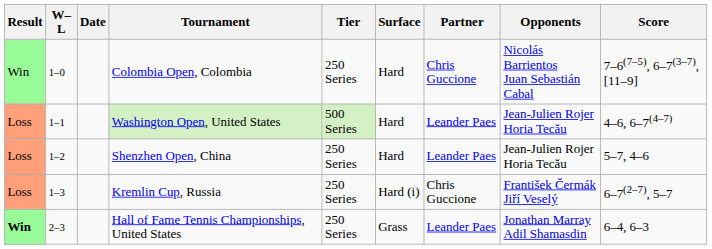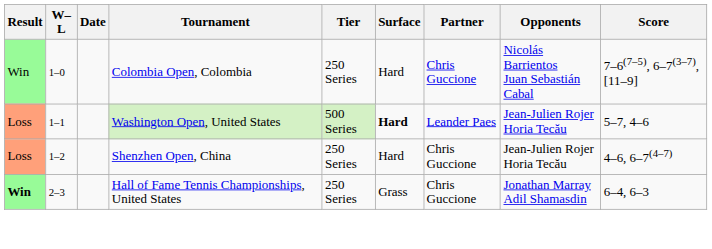(391, 121) normal -> (393, 121) bold
(638, 121) 4–6, 6–7(4–7) -> (626, 121) 5–7, 4–6
(461, 156) Leander Paes -> (451, 156) Chris Guccione
(626, 156) 5–7, 4–6 -> (638, 156) 4–6, 6–7(4–7)
- row: (166, 191)
(461, 226) Leander Paes -> (451, 191) Chris Guccione
